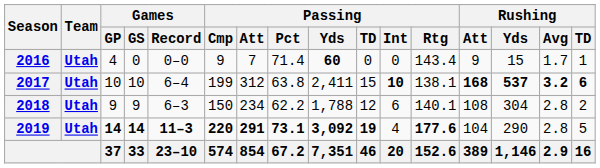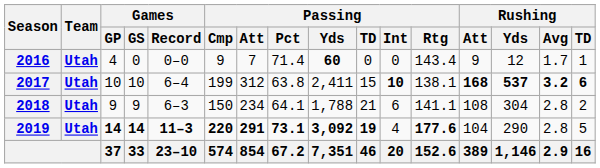(516, 61) 15 -> (516, 61) 12
(288, 107) 62.2 -> (288, 107) 64.1
(368, 107) 12 -> (368, 107) 21
(436, 107) 140.1 -> (436, 107) 141.1
